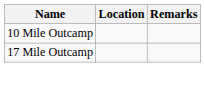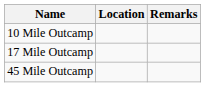+ row: (50, 71)
